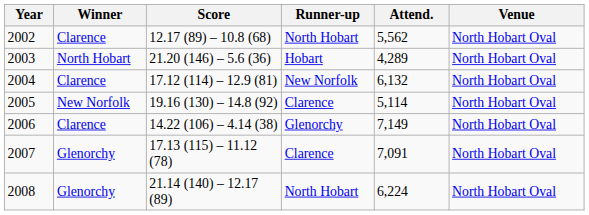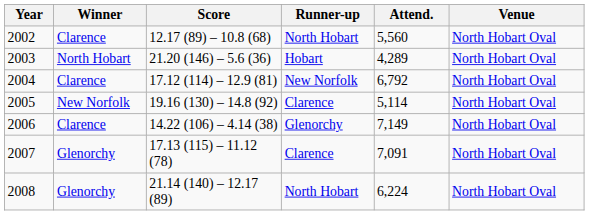(392, 37) 5,562 -> (392, 37) 5,560
(392, 80) 6,132 -> (392, 80) 6,792
